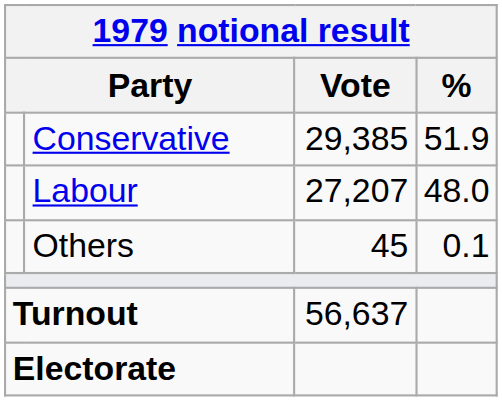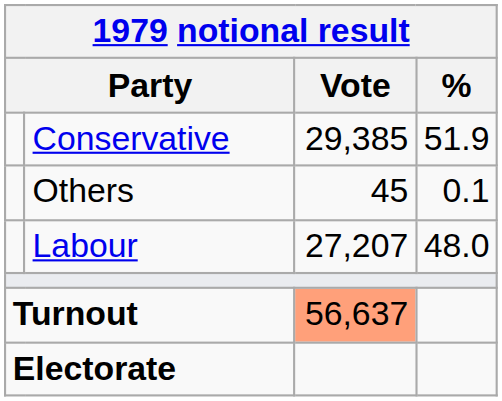rows swapped: (85, 191) <-> (83, 245)
(357, 314) no background -> (357, 314) lightsalmon background
